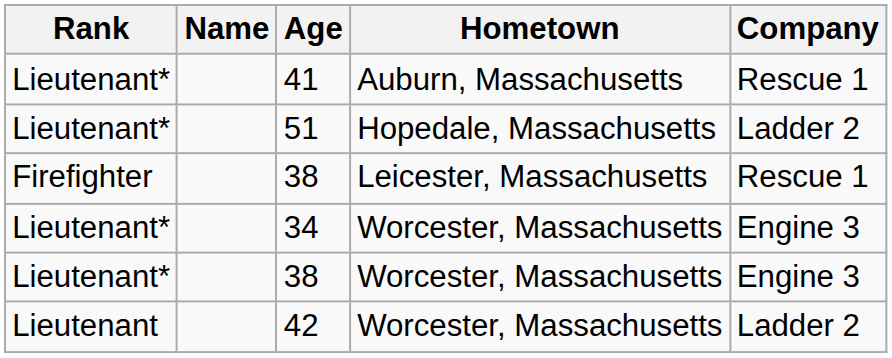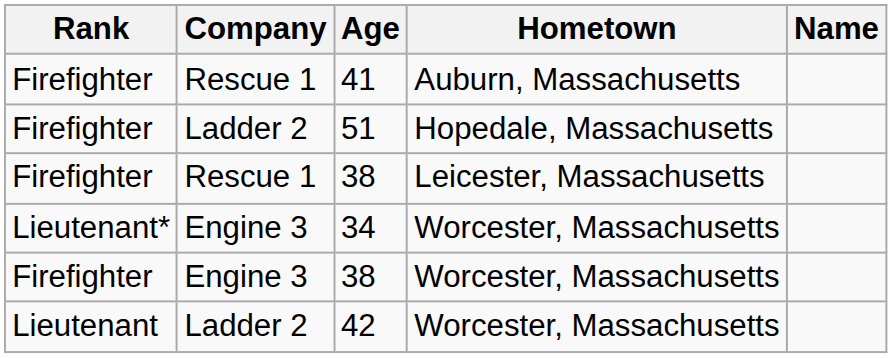columns swapped: (227, 29) <-> (808, 29)
(91, 78) Lieutenant* -> (82, 78) Firefighter
(91, 128) Lieutenant* -> (82, 128) Firefighter
(91, 276) Lieutenant* -> (82, 276) Firefighter
